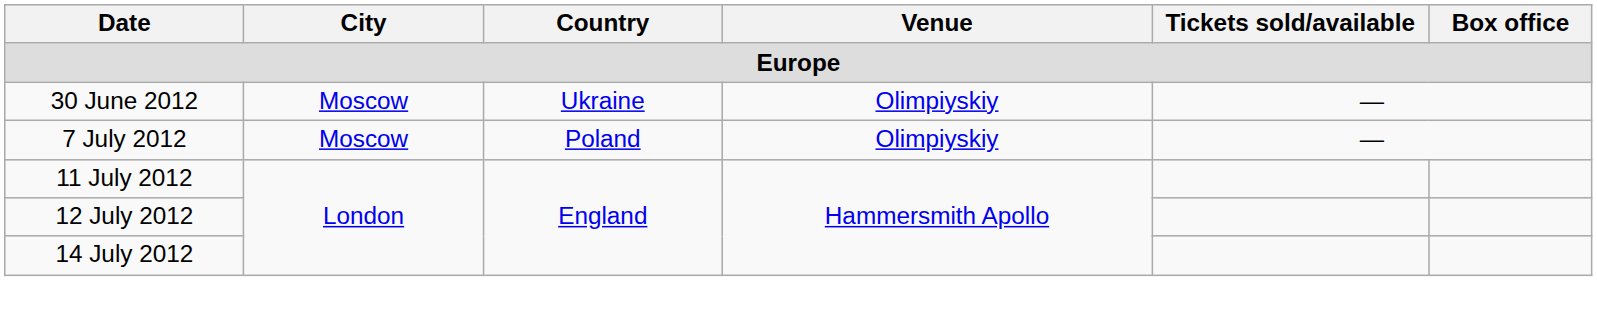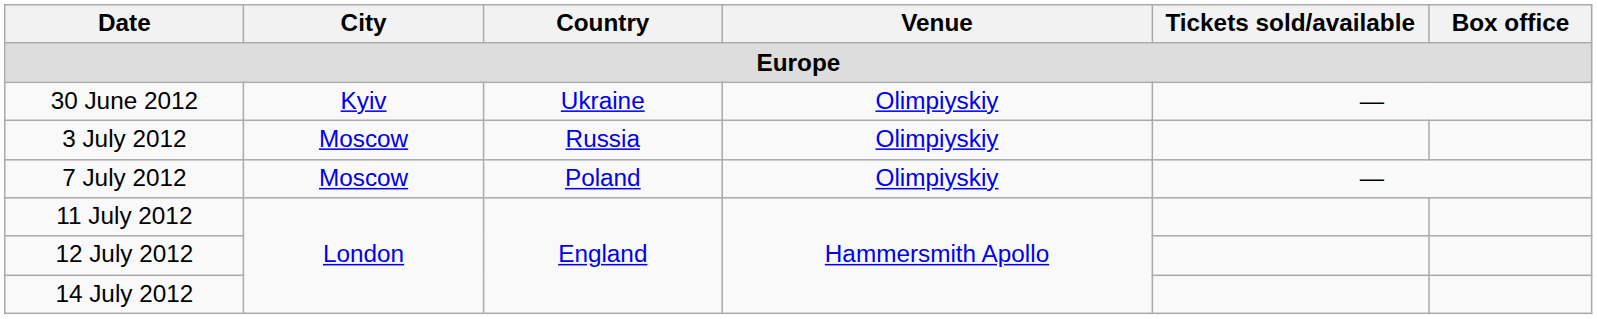(364, 100) Moscow -> (364, 100) Kyiv
+ row: (124, 139)
